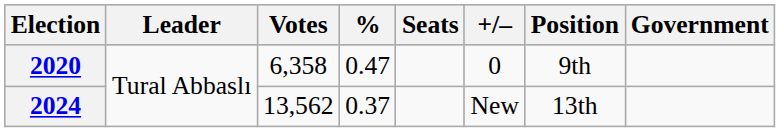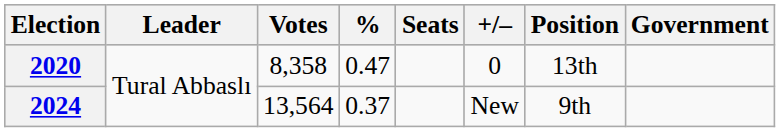(298, 65) 6,358 -> (298, 65) 8,358
(575, 65) 9th -> (575, 65) 13th
(298, 106) 13,562 -> (298, 106) 13,564
(575, 106) 13th -> (575, 106) 9th
